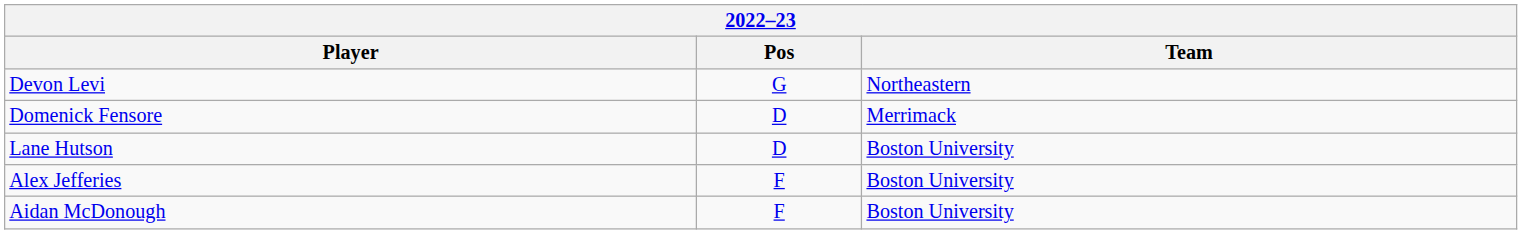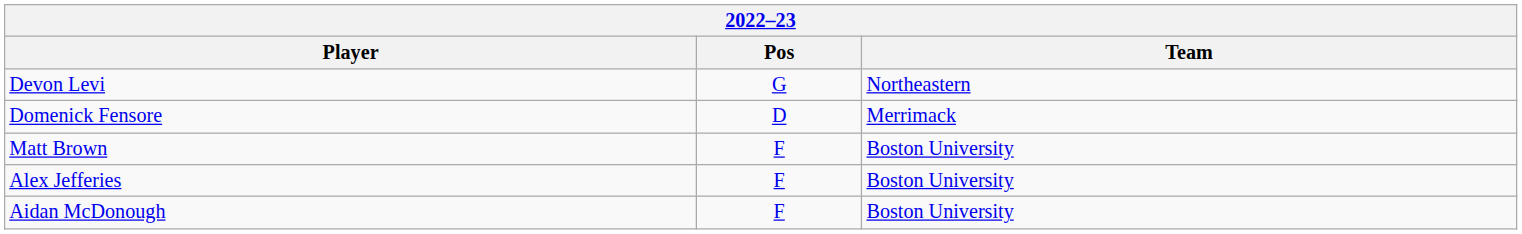- row: (61, 148)
+ row: (58, 148)
